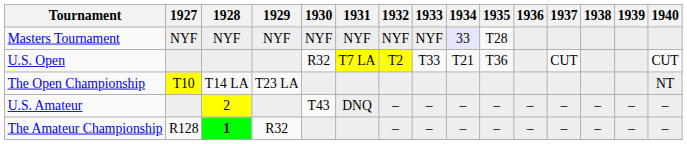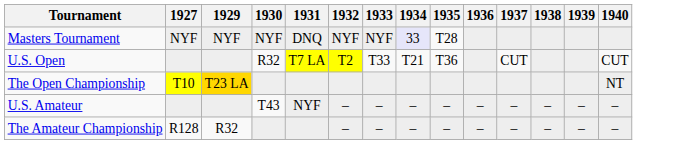- column: (227, 15)
(357, 38) NYF -> (307, 38) DNQ
(277, 83) no background -> (227, 83) gold background
(357, 106) DNQ -> (307, 106) NYF
